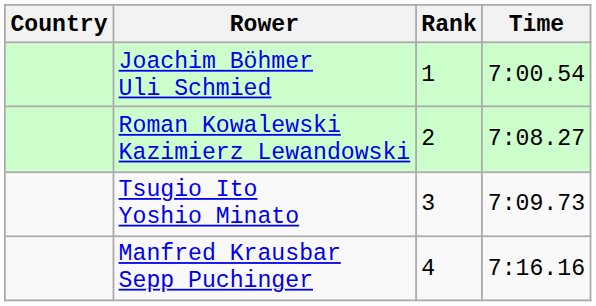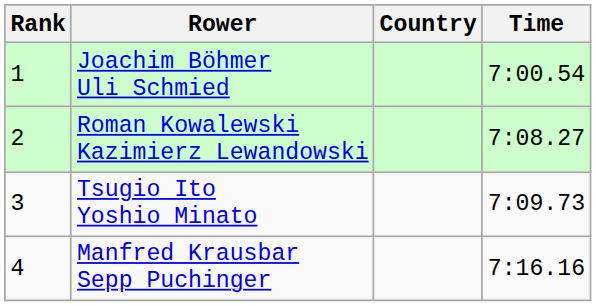columns swapped: (449, 24) <-> (59, 24)
